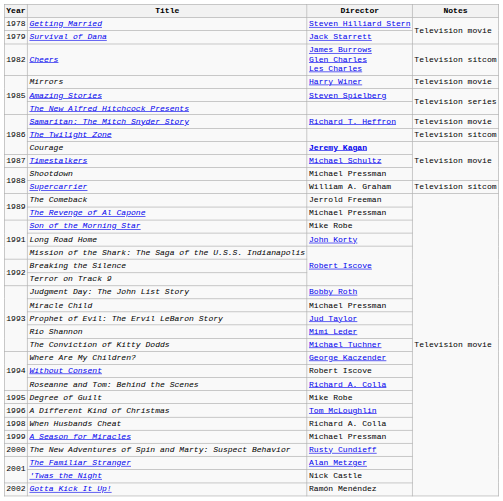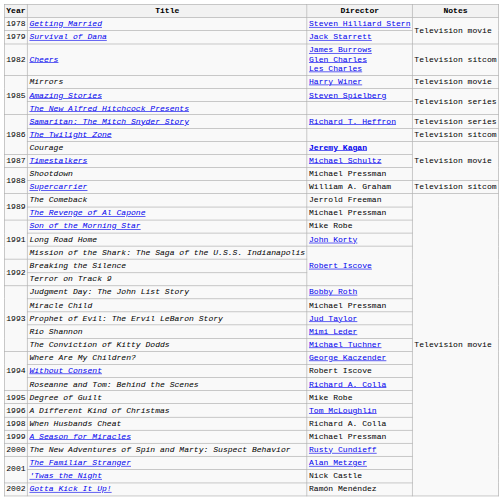(453, 121) Television movie -> (455, 121) Television series
